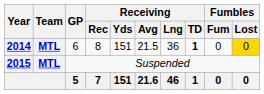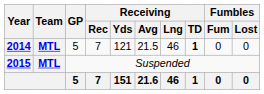(75, 47) 6 -> (75, 47) 5
(98, 47) 8 -> (98, 47) 7
(123, 47) 151 -> (123, 47) 121
(173, 47) 36 -> (173, 47) 46
(246, 47) gold background -> (246, 47) no background
